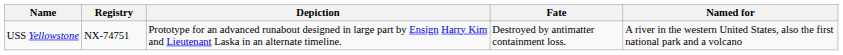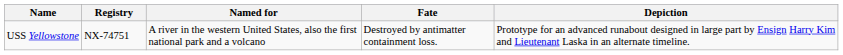columns swapped: (318, 12) <-> (730, 12)
